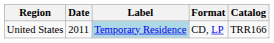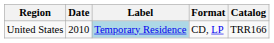(79, 29) 2011 -> (79, 29) 2010
